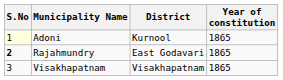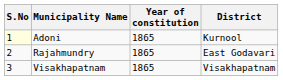columns swapped: (168, 17) <-> (242, 17)
(9, 53) bold -> (9, 53) normal
